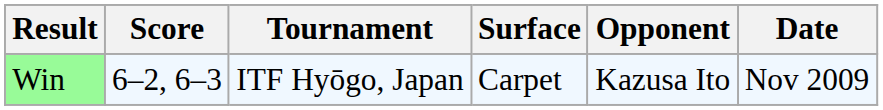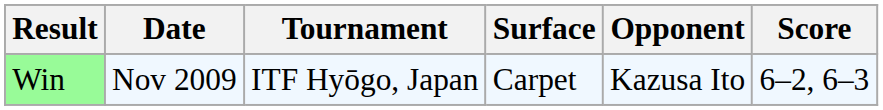columns swapped: (807, 29) <-> (167, 29)
